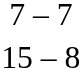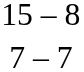rows swapped: (41, 57) <-> (41, 14)
